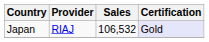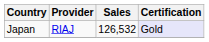(117, 29) 106,532 -> (117, 29) 126,532
